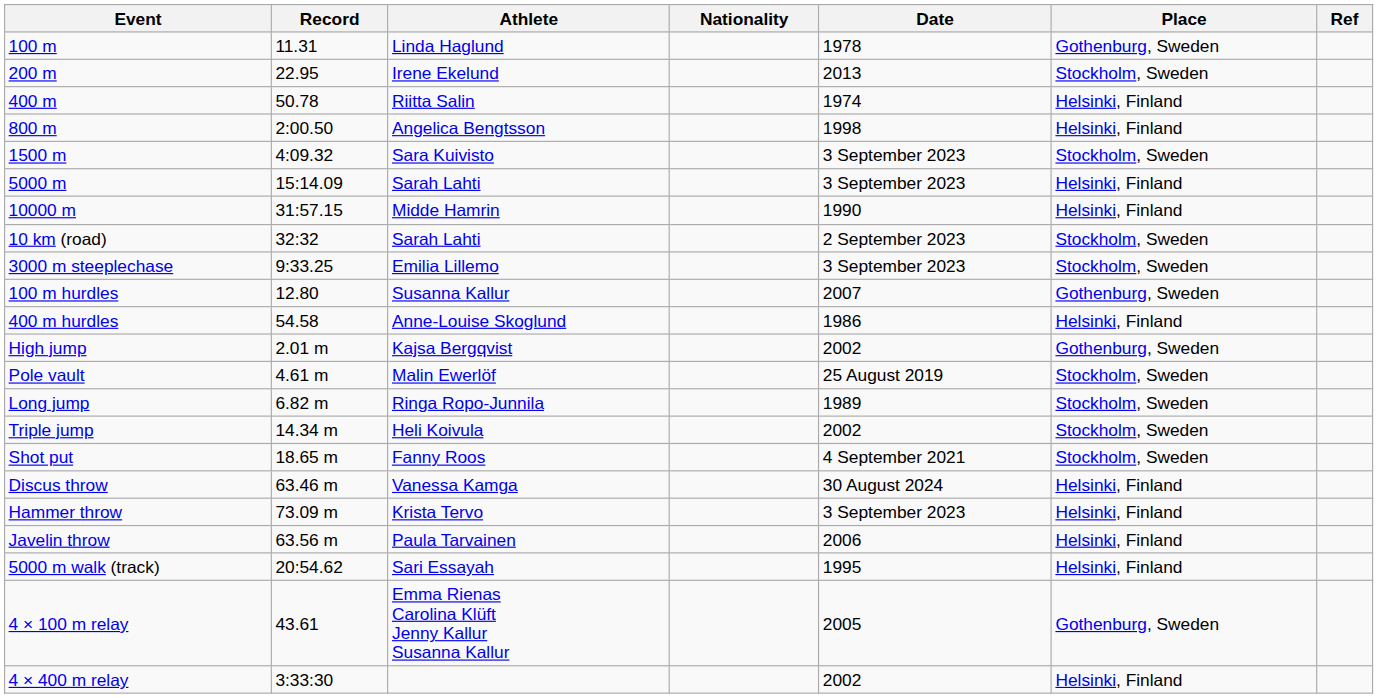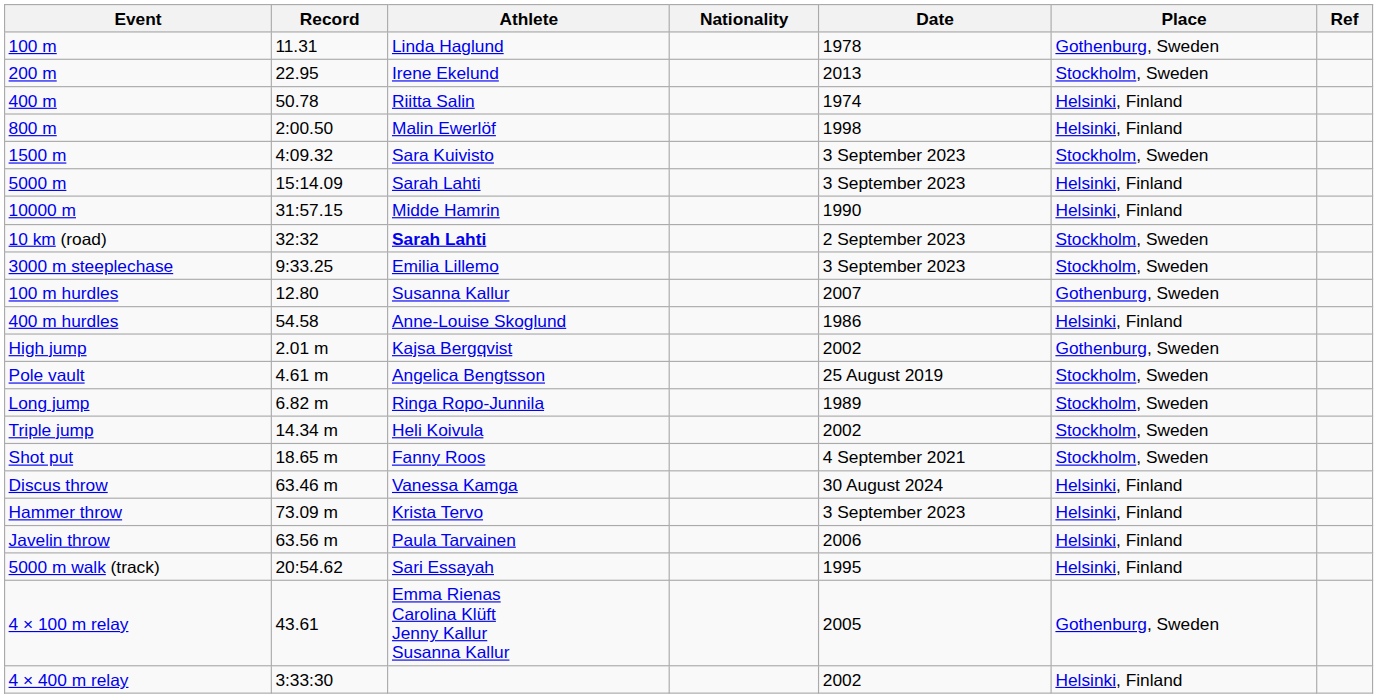(468, 128) Angelica Bengtsson -> (444, 128) Malin Ewerlöf
(436, 238) normal -> (439, 238) bold
(444, 375) Malin Ewerlöf -> (468, 375) Angelica Bengtsson
